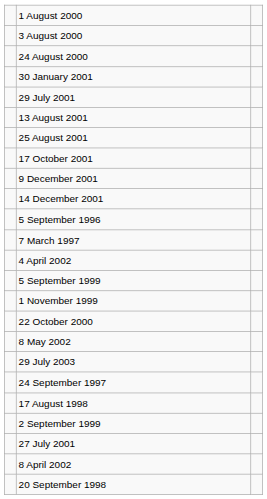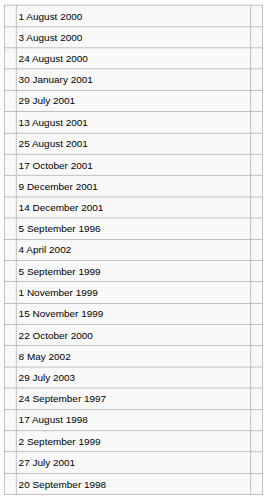- row: (49, 240)
+ row: (61, 314)
- row: (45, 464)
